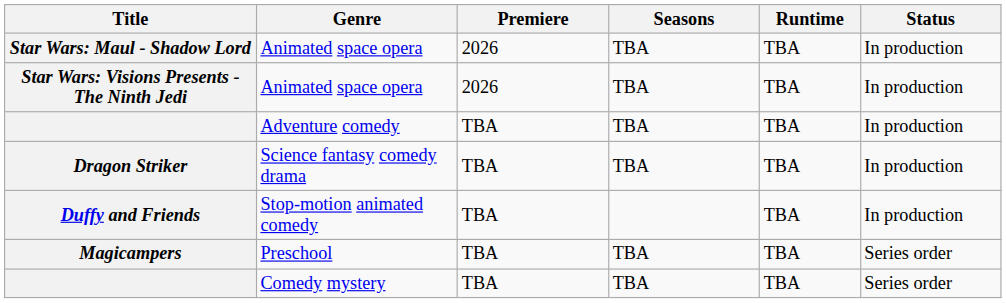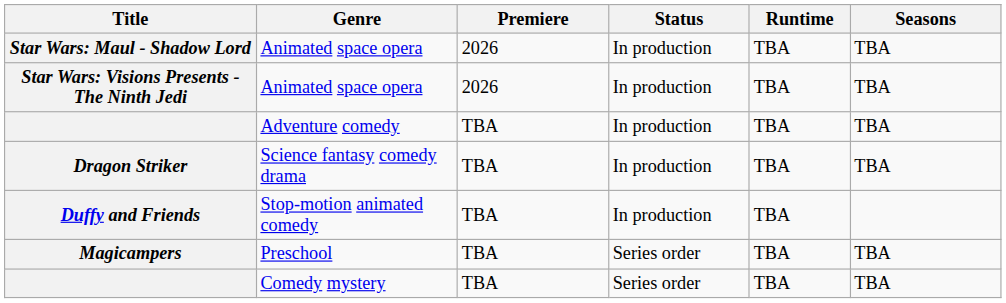columns swapped: (684, 18) <-> (931, 18)
